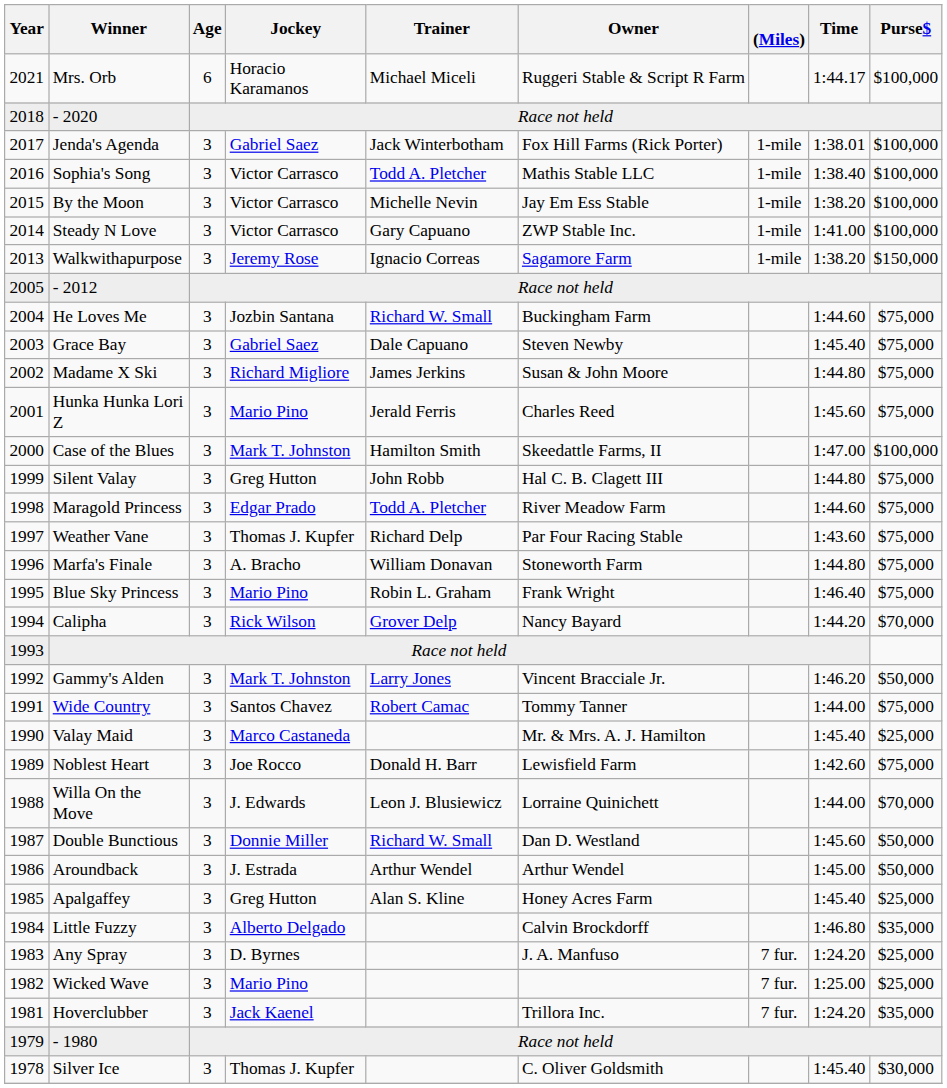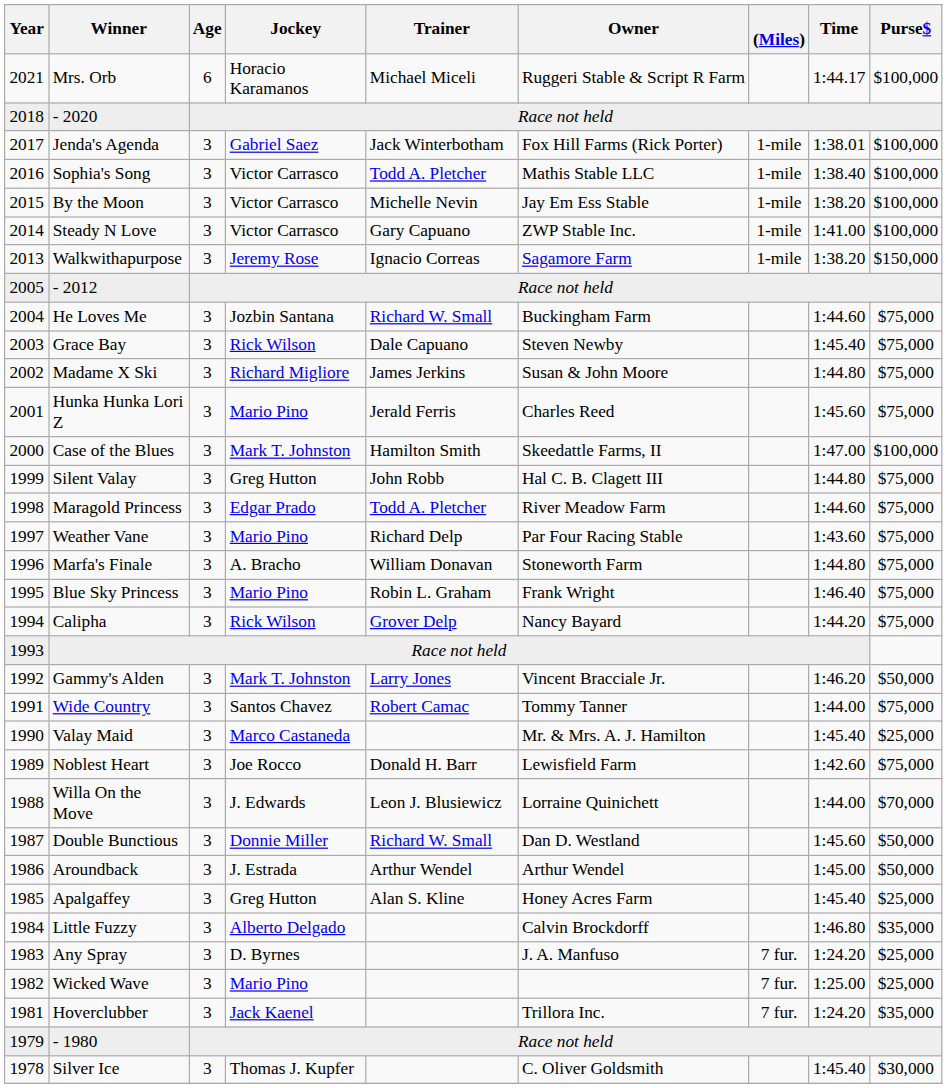(274, 344) Gabriel Saez -> (273, 344) Rick Wilson
(292, 536) Thomas J. Kupfer -> (269, 536) Mario Pino
(906, 621) $70,000 -> (906, 621) $75,000
